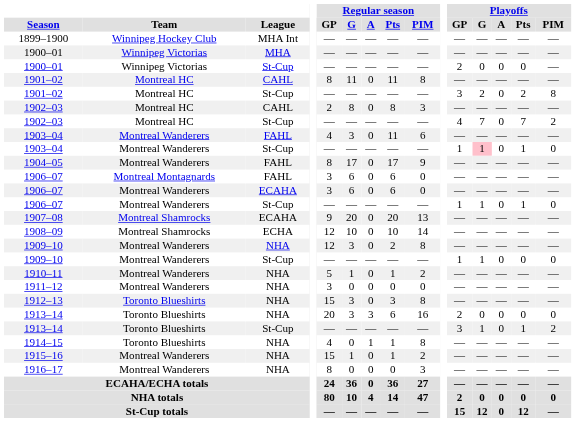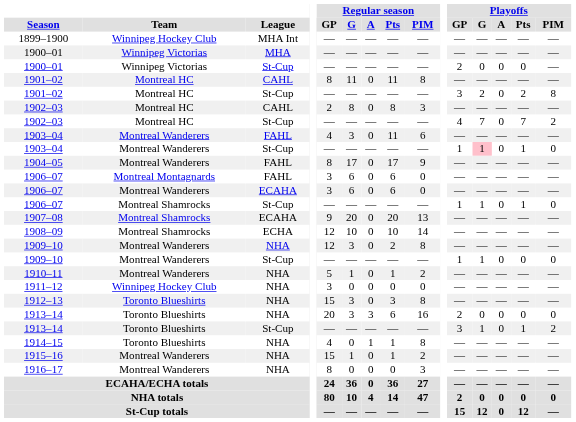(164, 204) Montreal Wanderers -> (164, 204) Montreal Shamrocks
(164, 287) Montreal Wanderers -> (164, 287) Winnipeg Hockey Club
